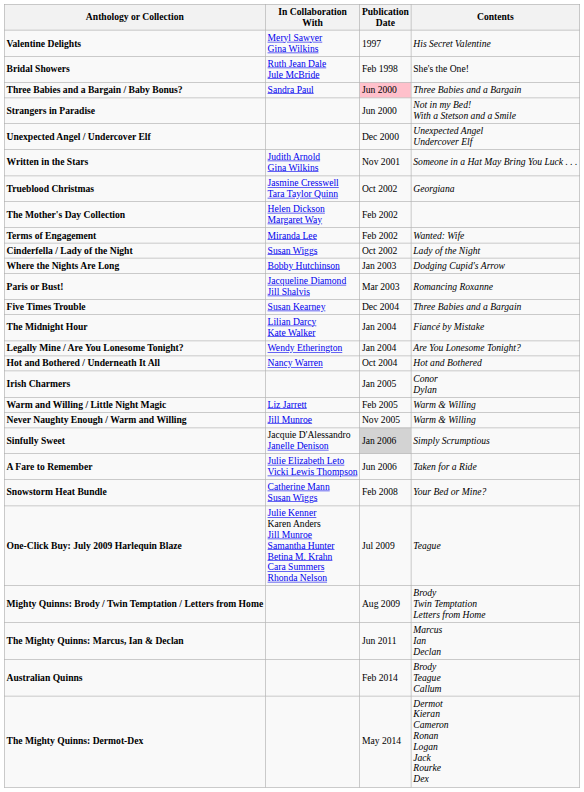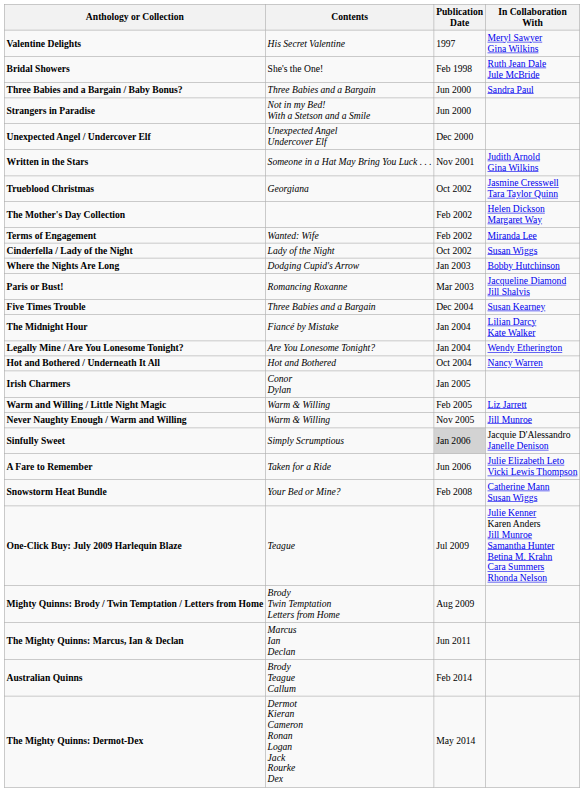columns swapped: (495, 17) <-> (313, 17)
(379, 90) pink background -> (454, 90) no background
